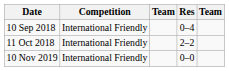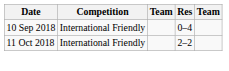- row: (32, 58)
